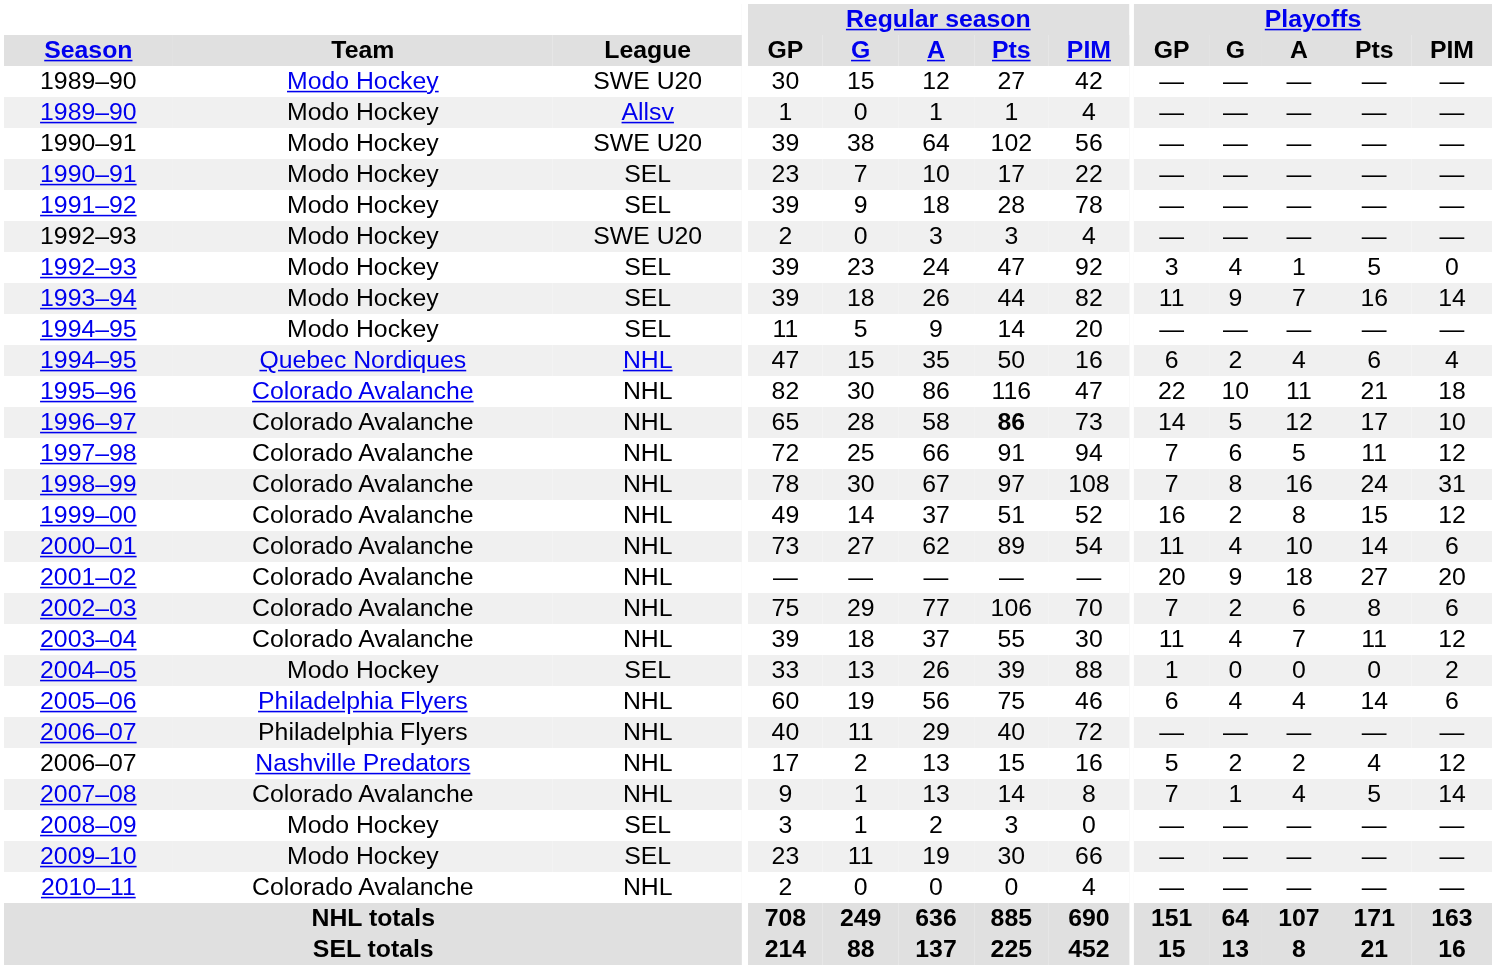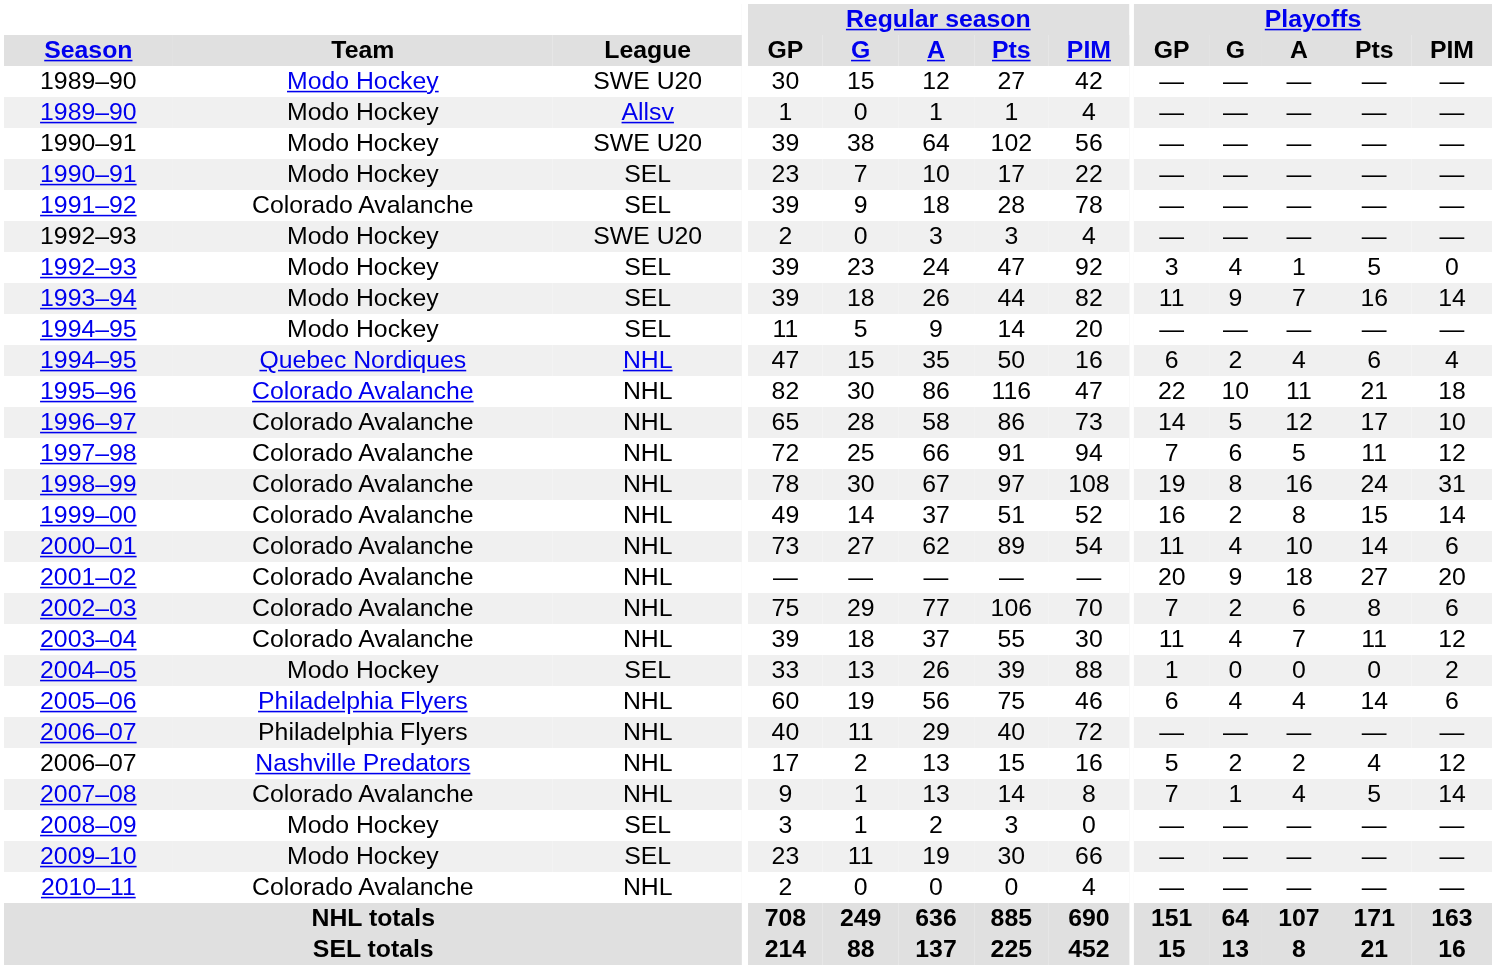(363, 205) Modo Hockey -> (363, 205) Colorado Avalanche
(1011, 422) bold -> (1011, 422) normal
(1172, 484) 7 -> (1172, 484) 19
(1452, 515) 12 -> (1452, 515) 14
